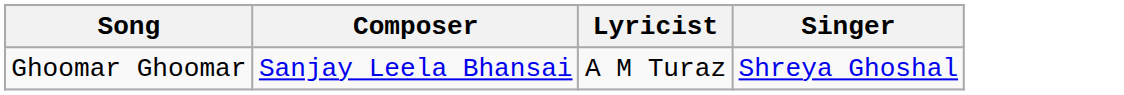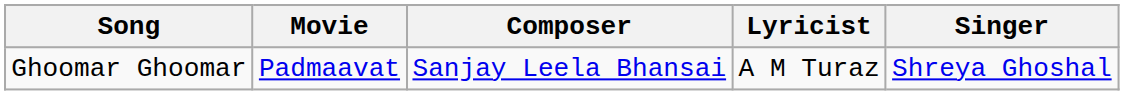+ column: (329, 26)
